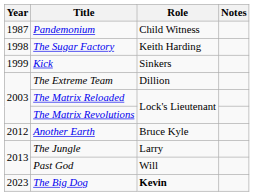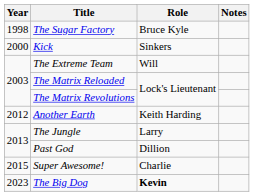- row: (64, 30)
(170, 47) Keith Harding -> (164, 30) Bruce Kyle
(18, 64) 1999 -> (18, 47) 2000
(155, 81) Dillion -> (149, 64) Will
(164, 132) Bruce Kyle -> (170, 115) Keith Harding
(149, 166) Will -> (155, 149) Dillion
+ row: (69, 166)
